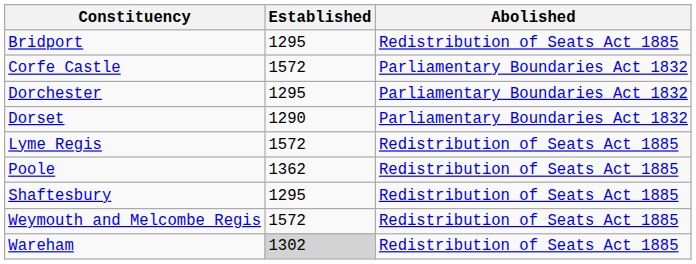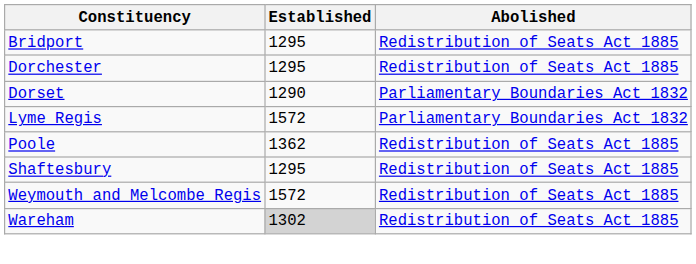- row: (64, 68)
(533, 94) Parliamentary Boundaries Act 1832 -> (529, 68) Redistribution of Seats Act 1885
(529, 144) Redistribution of Seats Act 1885 -> (533, 119) Parliamentary Boundaries Act 1832
